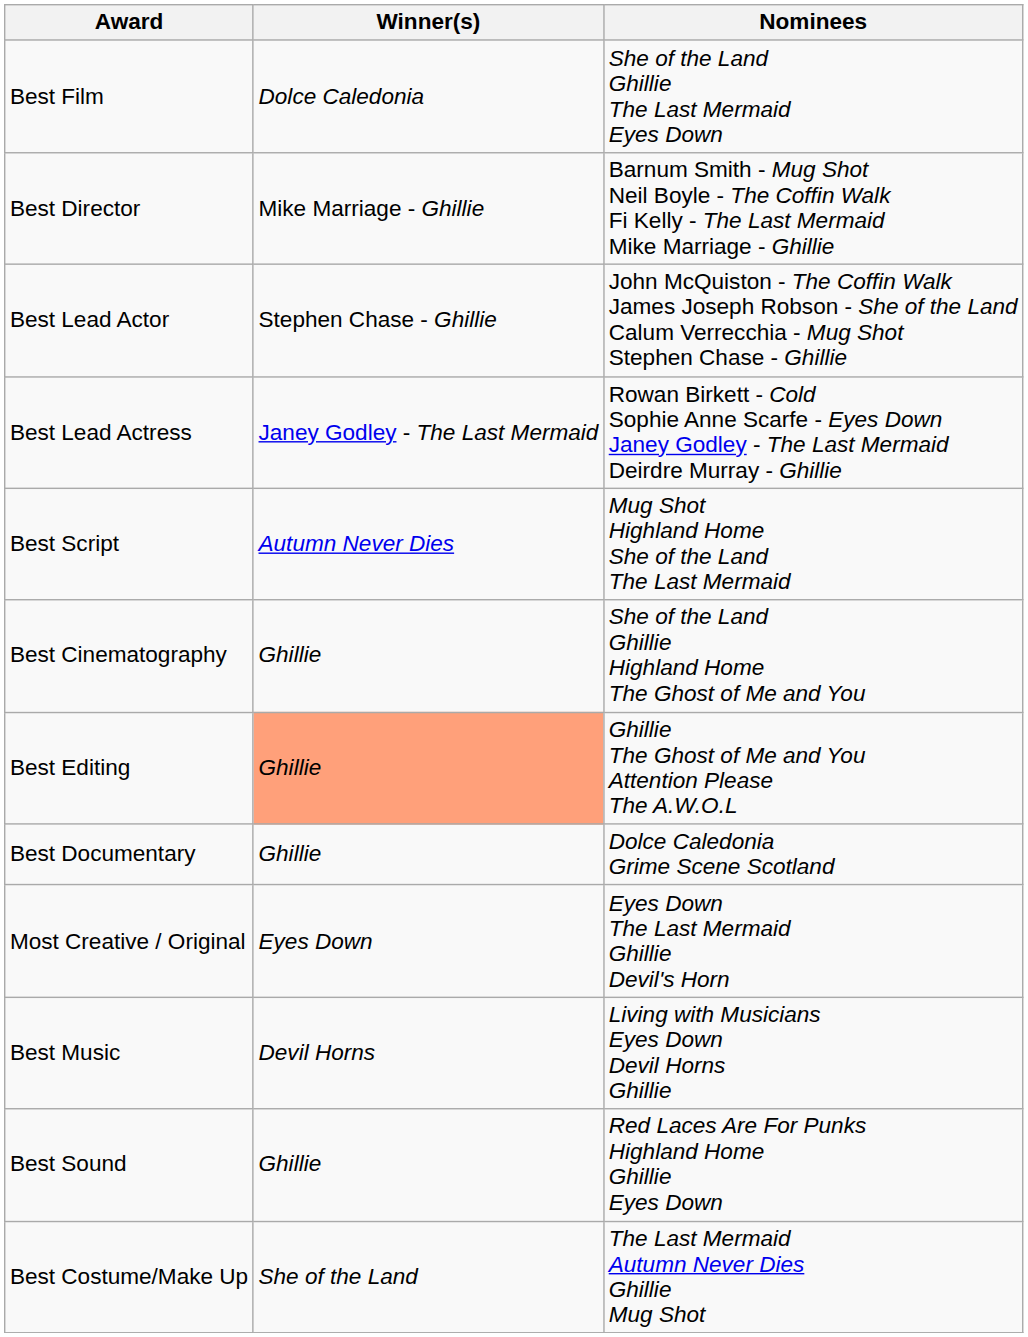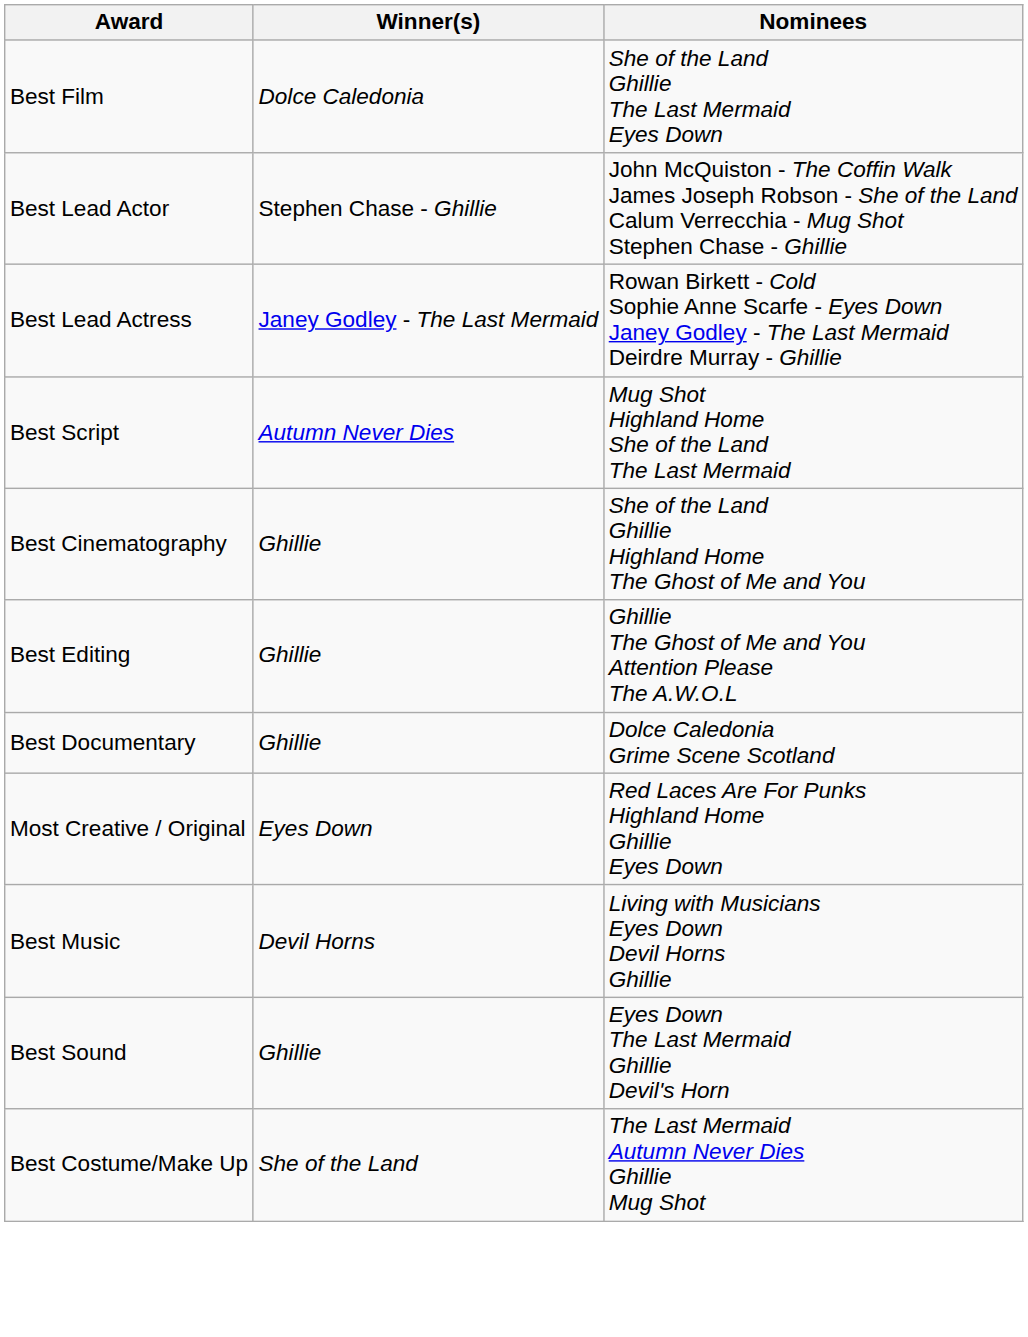- row: (75, 208)
(290, 767) lightsalmon background -> (290, 655) no background
(700, 940) Eyes Down The Last Mermaid Ghillie Devil's Horn -> (737, 828) Red Laces Are For Punks Highland Home Ghillie Eyes Down
(737, 1164) Red Laces Are For Punks Highland Home Ghillie Eyes Down -> (700, 1052) Eyes Down The Last Mermaid Ghillie Devil's Horn
